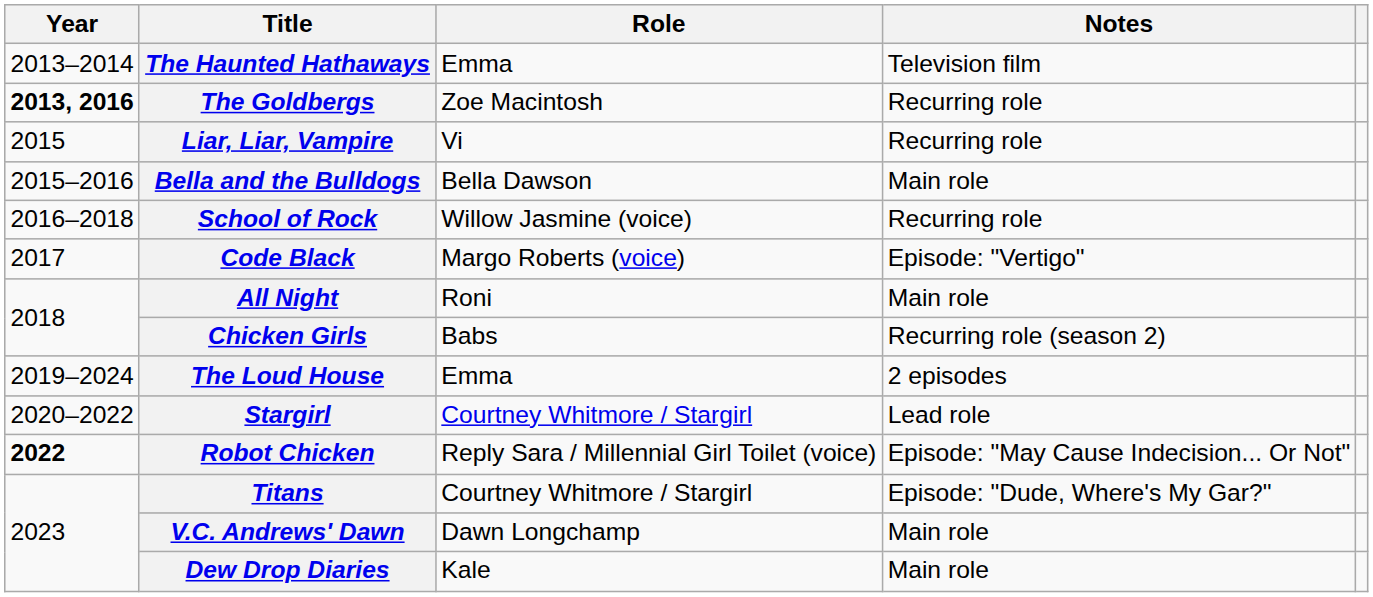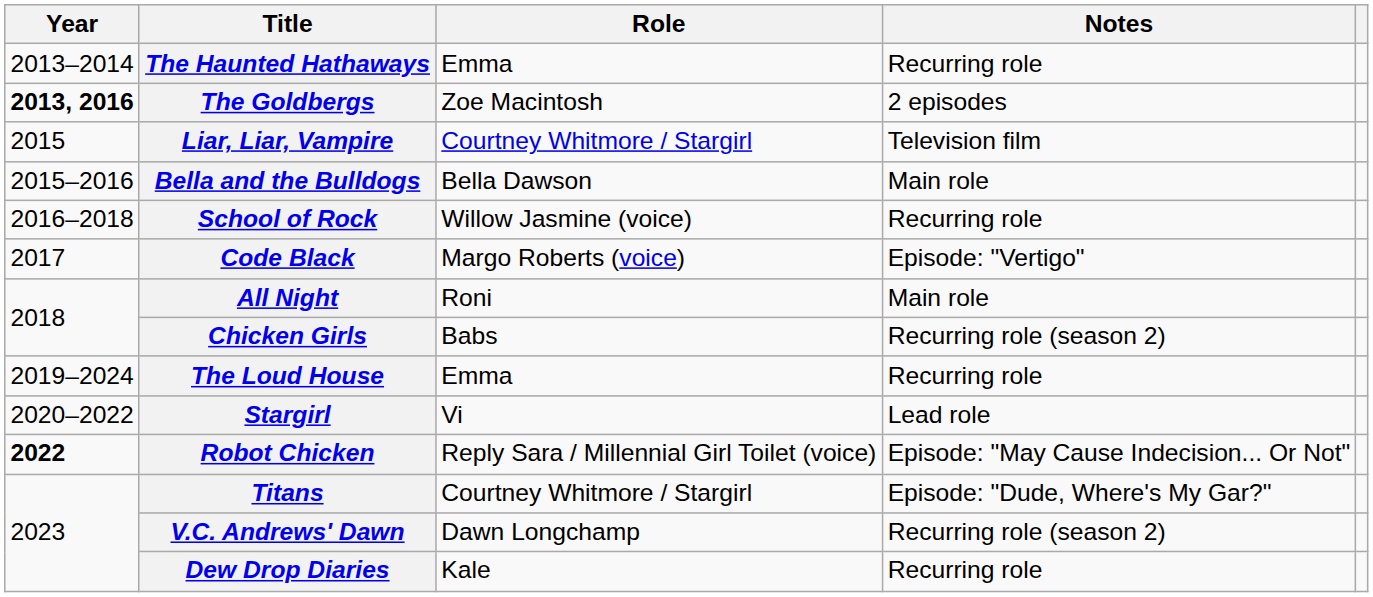(964, 63) Television film -> (965, 63) Recurring role
(965, 102) Recurring role -> (947, 102) 2 episodes
(452, 141) Vi -> (597, 141) Courtney Whitmore / Stargirl
(965, 141) Recurring role -> (964, 141) Television film
(947, 375) 2 episodes -> (965, 375) Recurring role
(597, 414) Courtney Whitmore / Stargirl -> (452, 414) Vi
(938, 532) Main role -> (1027, 532) Recurring role (season 2)
(938, 571) Main role -> (965, 571) Recurring role
